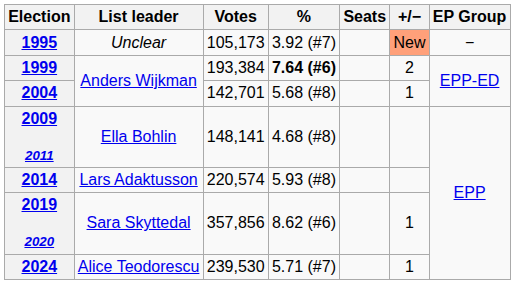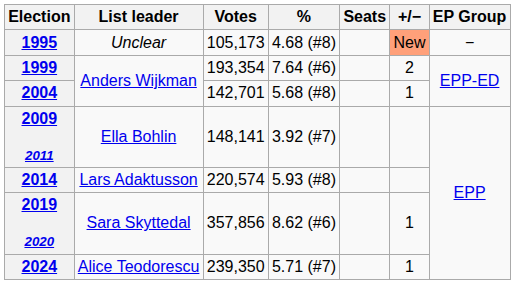(304, 42) 3.92 (#7) -> (304, 42) 4.68 (#8)
(236, 67) 193,384 -> (236, 67) 193,354
(304, 67) bold -> (304, 67) normal
(304, 136) 4.68 (#8) -> (304, 136) 3.92 (#7)
(236, 266) 239,530 -> (236, 266) 239,350
